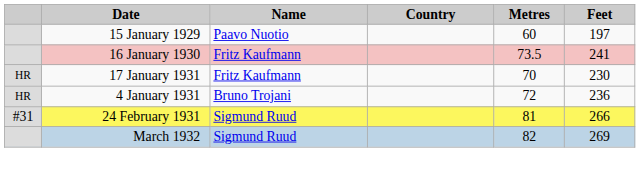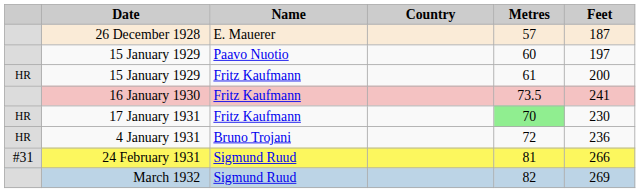+ row: (151, 34)
+ row: (158, 75)
(529, 75) no background -> (529, 116) lightgreen background
